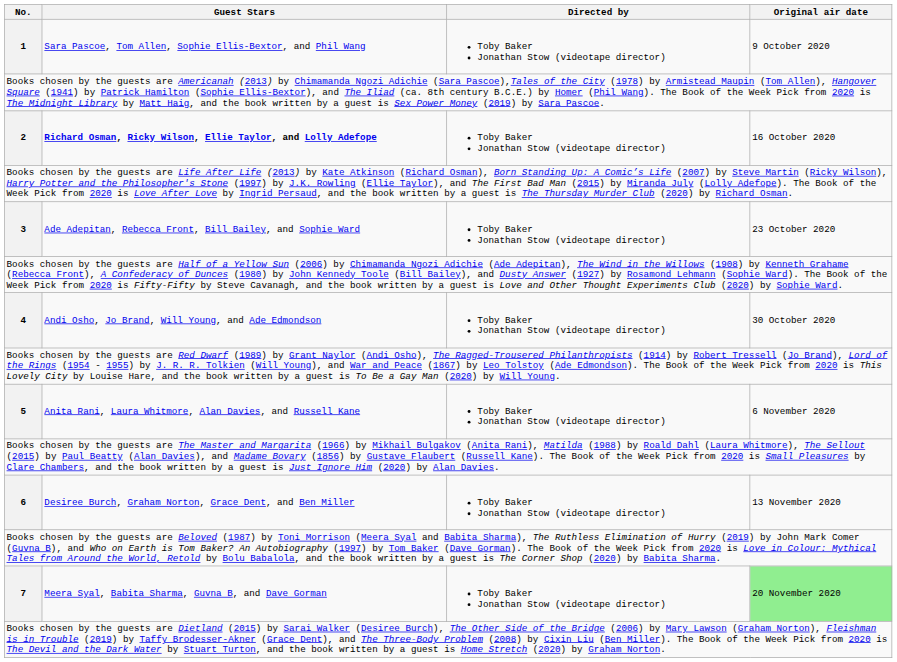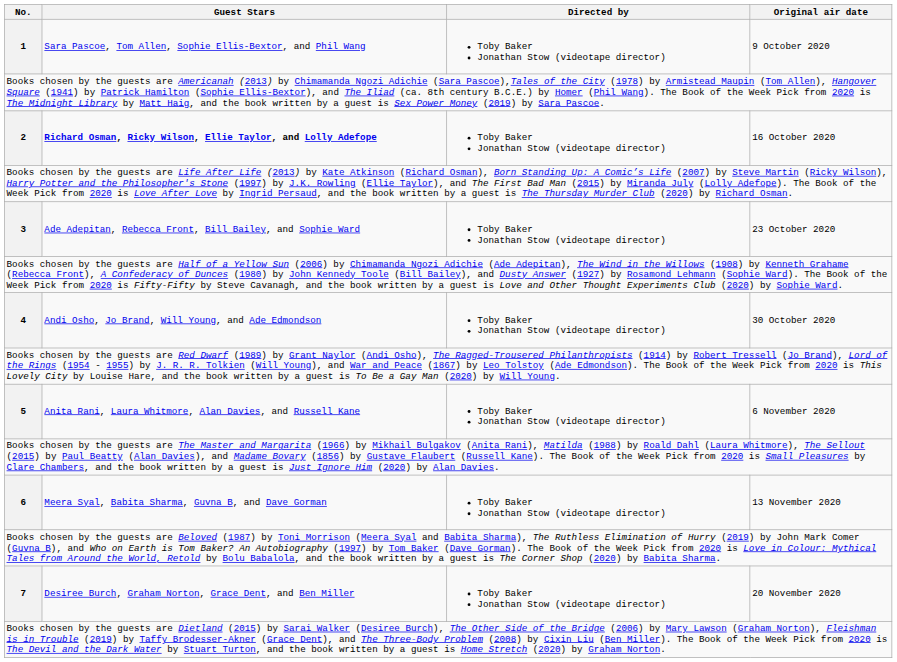(199, 503) Desiree Burch, Graham Norton, Grace Dent, and Ben Miller -> (186, 503) Meera Syal, Babita Sharma, Guvna B, and Dave Gorman
(186, 594) Meera Syal, Babita Sharma, Guvna B, and Dave Gorman -> (199, 594) Desiree Burch, Graham Norton, Grace Dent, and Ben Miller
(796, 594) lightgreen background -> (796, 594) no background
